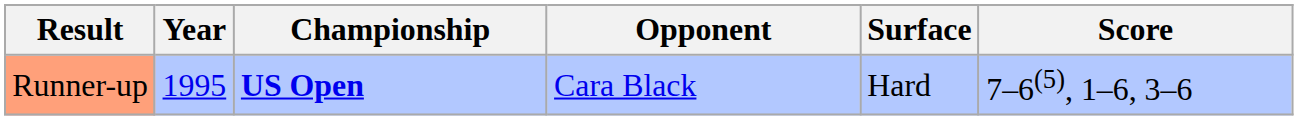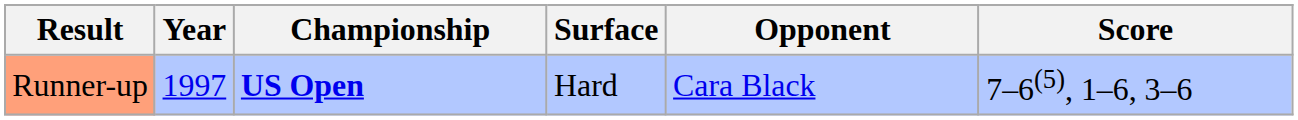columns swapped: (919, 29) <-> (703, 29)
(194, 84) 1995 -> (194, 84) 1997
